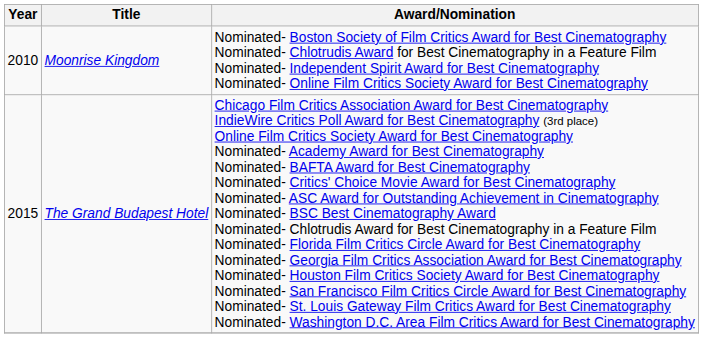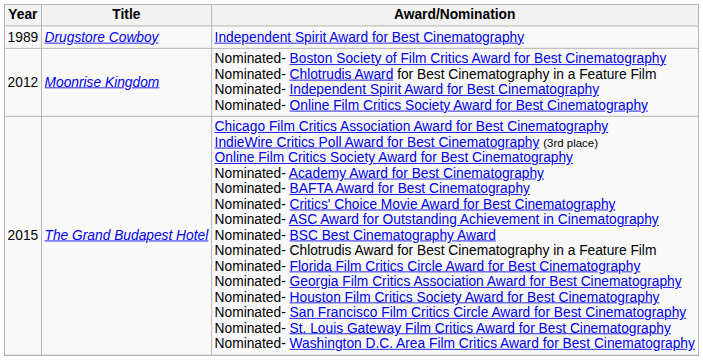+ row: (102, 37)
(23, 60) 2010 -> (23, 82) 2012
